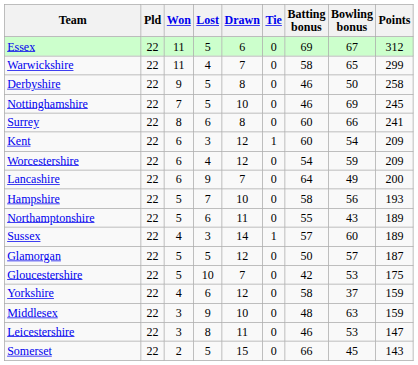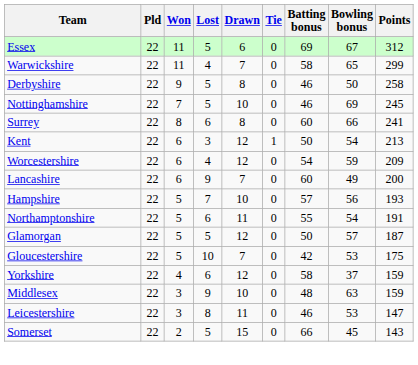(306, 141) 60 -> (306, 141) 50
(394, 141) 209 -> (394, 141) 213
(306, 179) 64 -> (306, 179) 60
(306, 198) 58 -> (306, 198) 57
(352, 217) 43 -> (352, 217) 54
(394, 217) 189 -> (394, 217) 191
- row: (24, 236)
